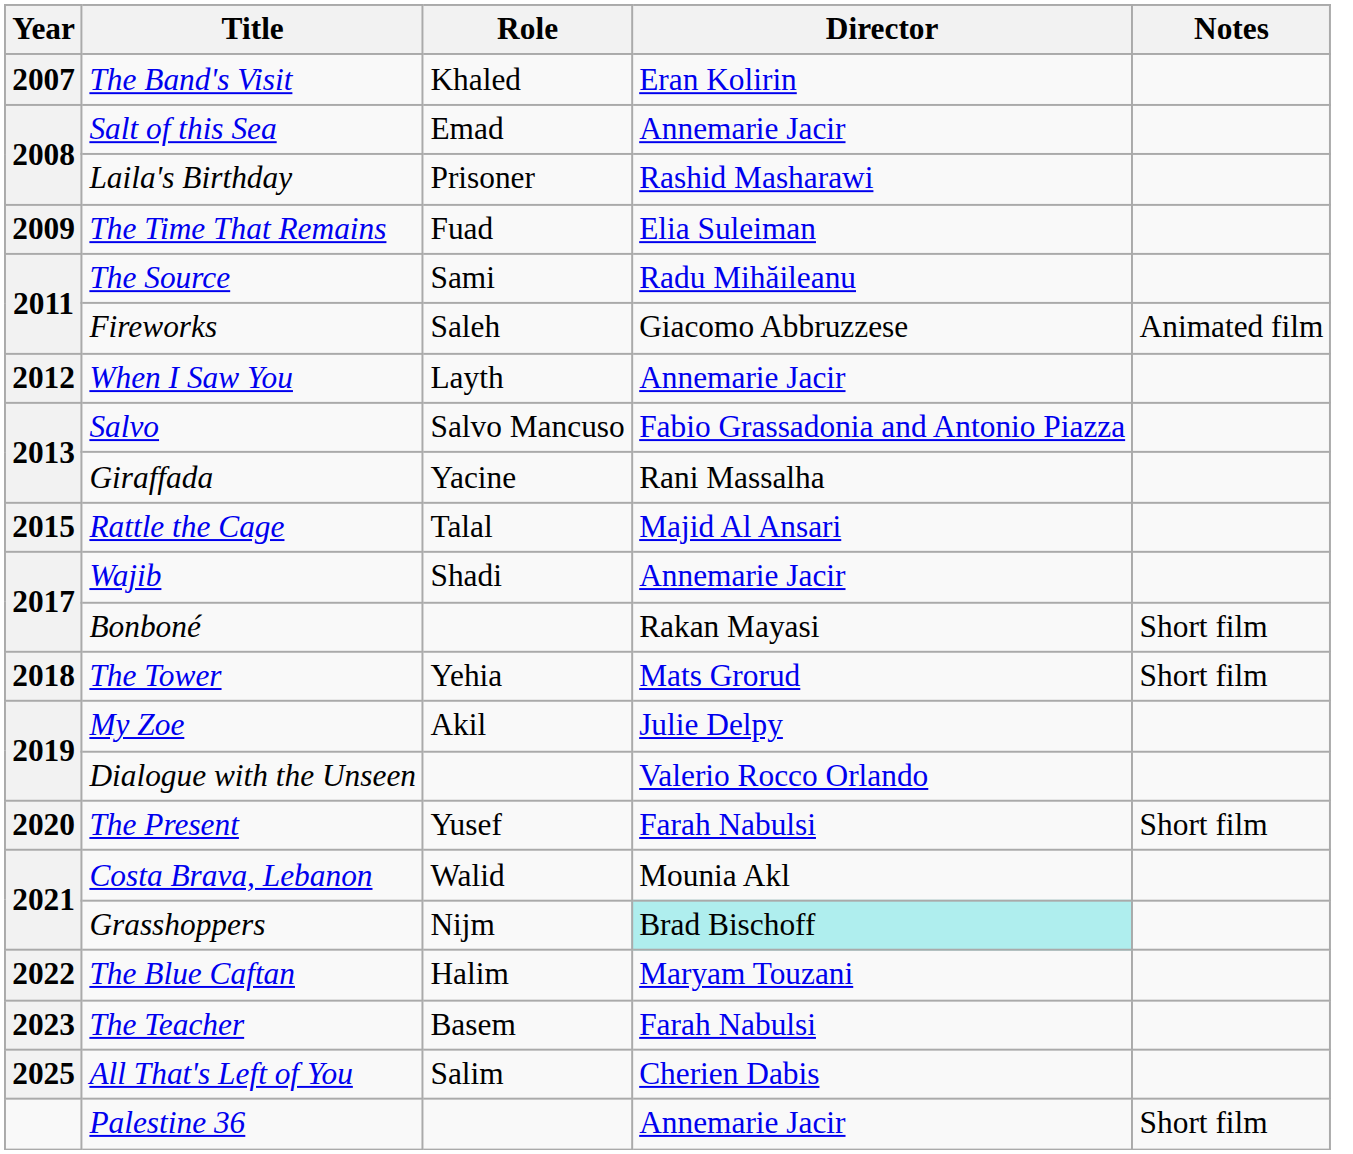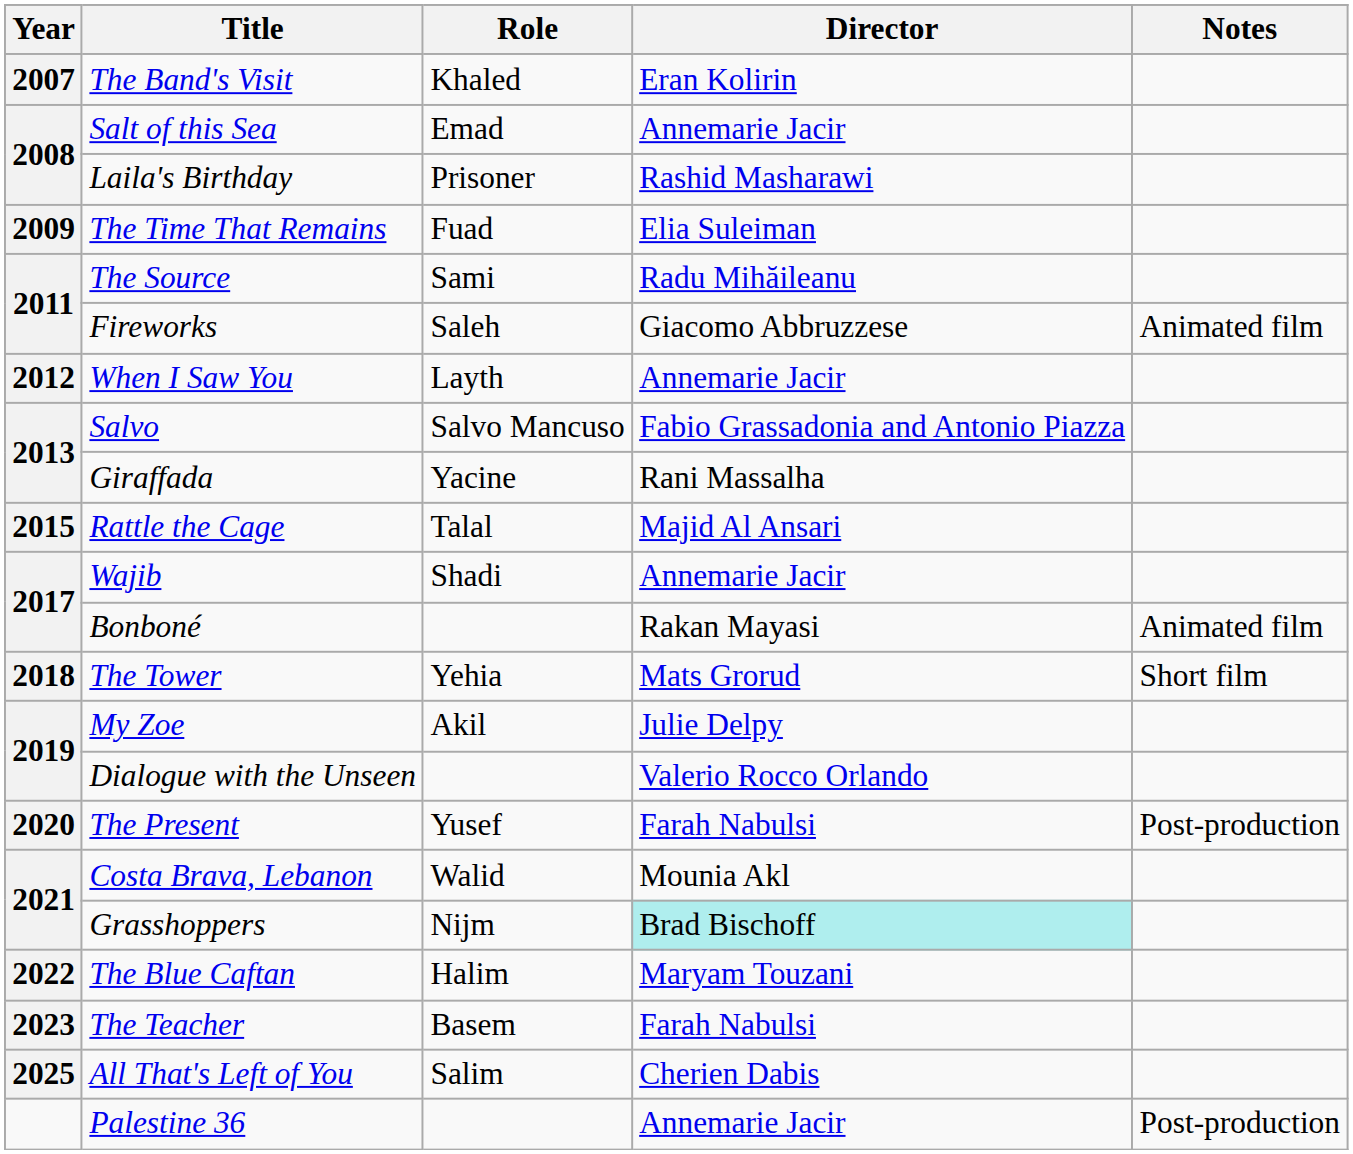(1204, 626) Short film -> (1231, 626) Animated film
(1204, 825) Short film -> (1240, 825) Post-production
(1204, 1123) Short film -> (1240, 1123) Post-production
